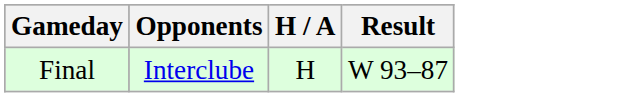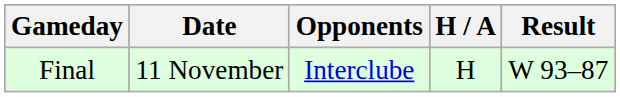+ column: (209, 26)
